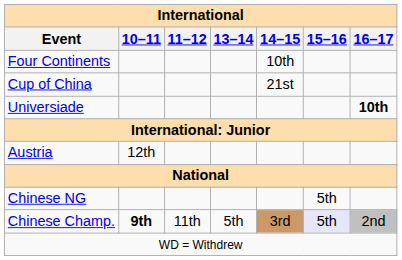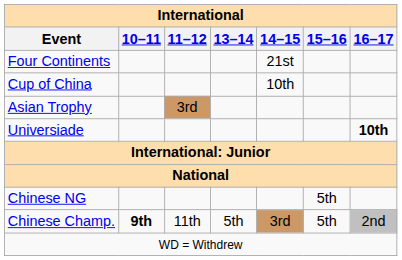(280, 61) 10th -> (280, 61) 21st
(280, 84) 21st -> (280, 84) 10th
+ row: (50, 107)
- row: (30, 152)
(327, 221) lavender background -> (327, 221) no background
